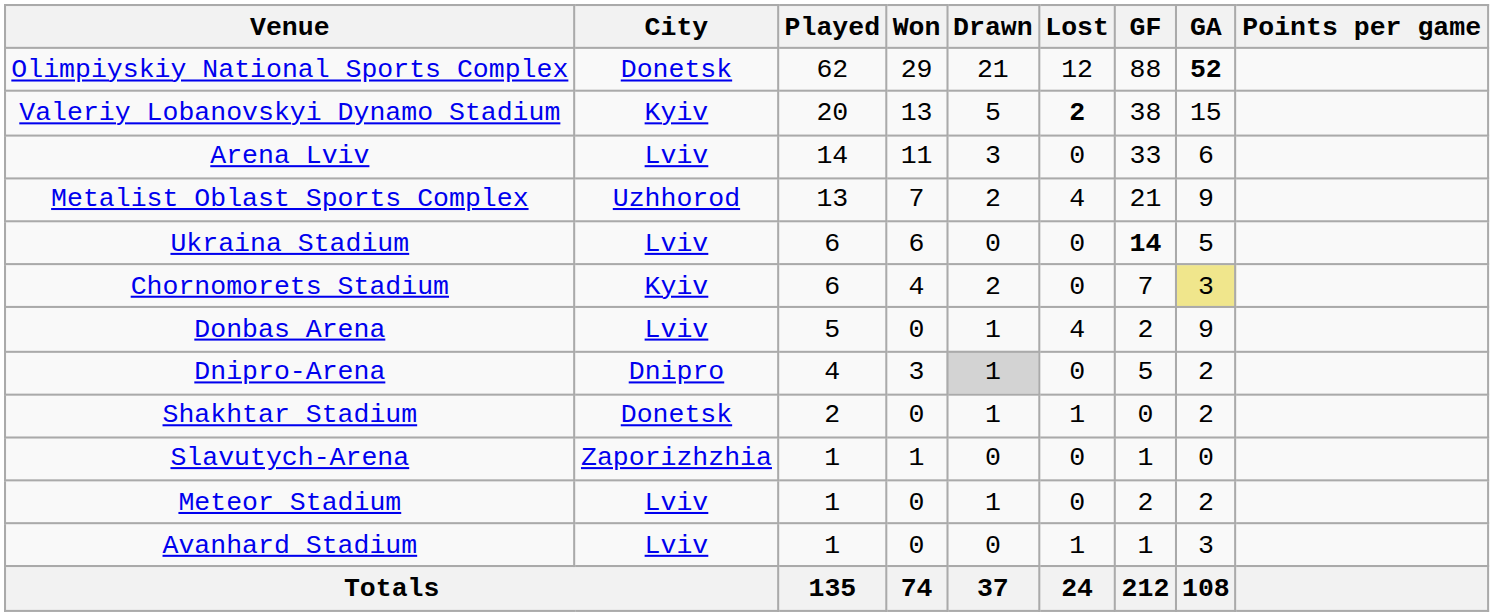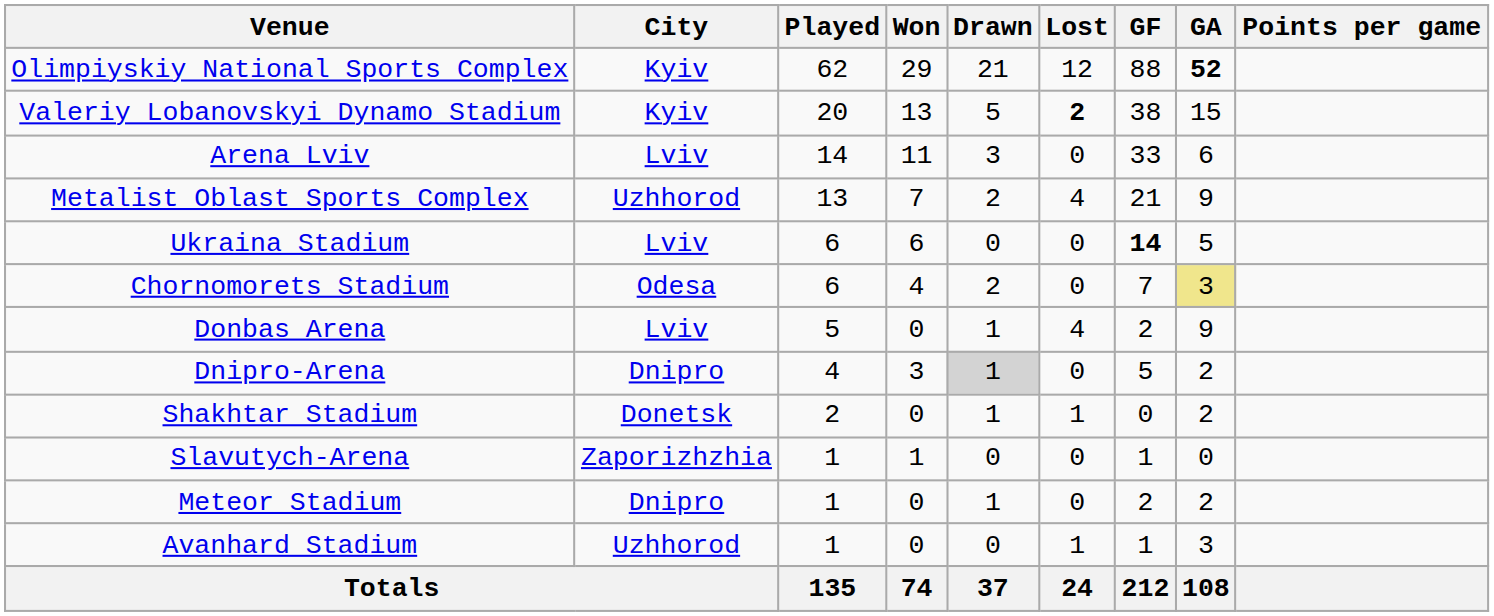(676, 70) Donetsk -> (676, 70) Kyiv
(676, 286) Kyiv -> (676, 286) Odesa
(676, 502) Lviv -> (676, 502) Dnipro
(676, 545) Lviv -> (676, 545) Uzhhorod
